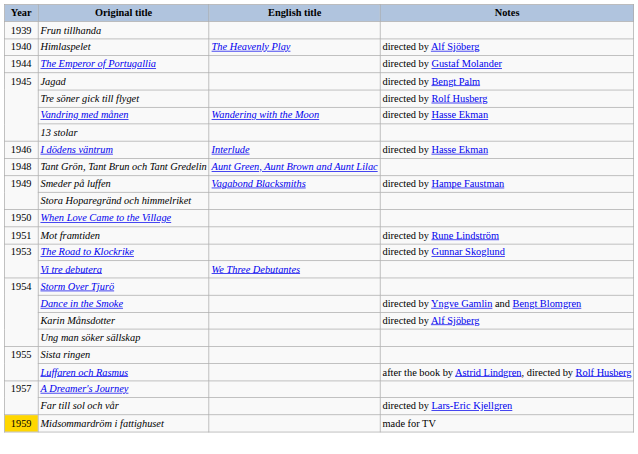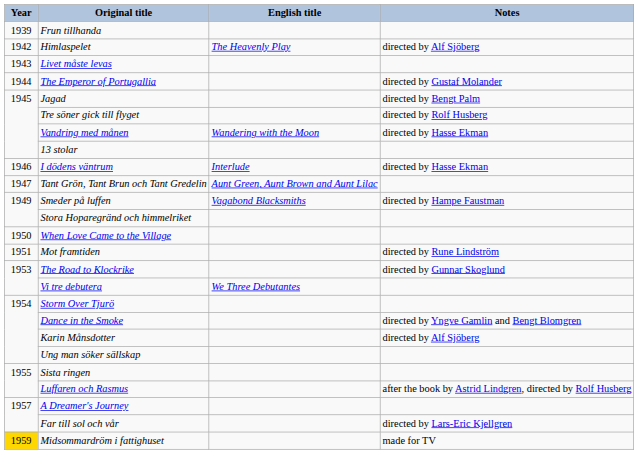(21, 47) 1940 -> (21, 47) 1942
+ row: (76, 64)
(21, 167) 1948 -> (21, 184) 1947
